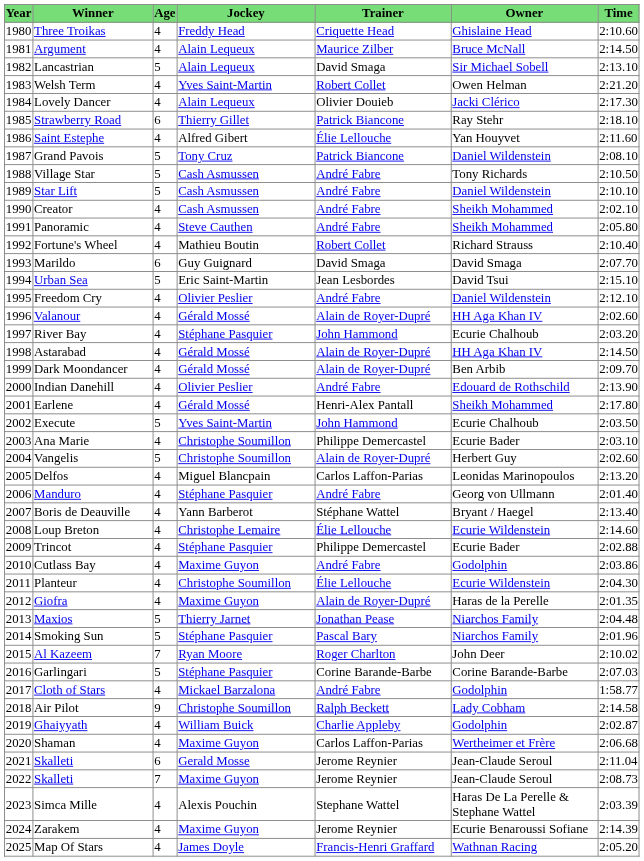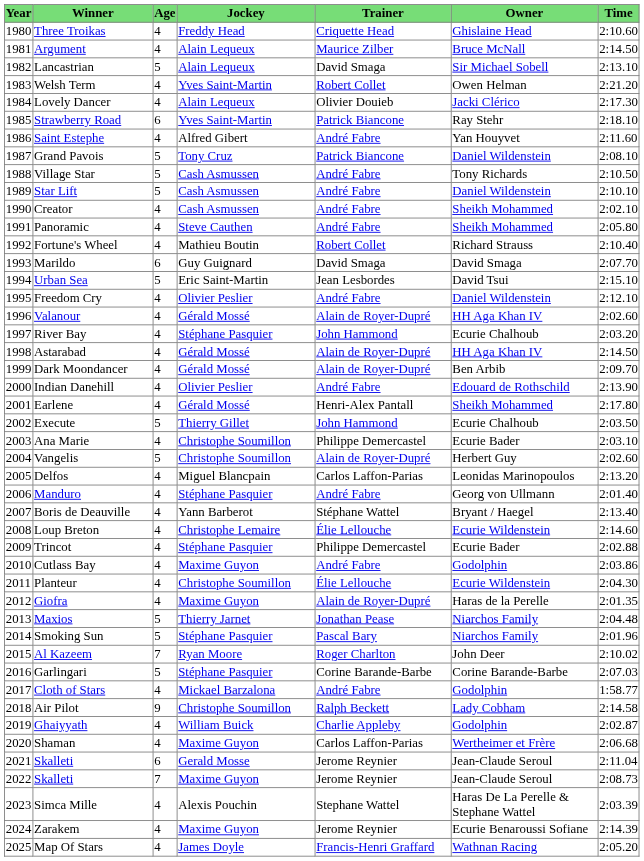(214, 120) Thierry Gillet -> (225, 120) Yves Saint-Martin
(354, 138) Élie Lellouche -> (348, 138) André Fabre
(225, 422) Yves Saint-Martin -> (214, 422) Thierry Gillet
